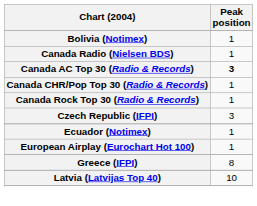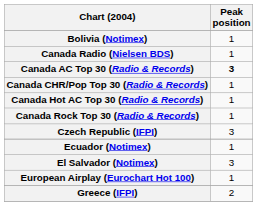+ row: (107, 100)
+ row: (107, 162)
(232, 162) 8 -> (232, 193) 2
- row: (107, 178)
